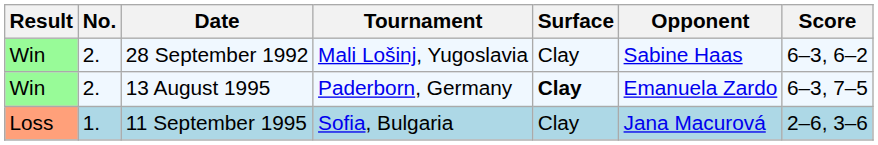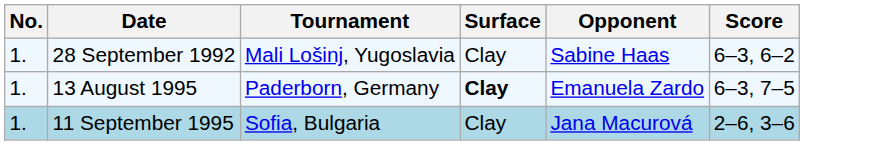- column: (41, 20)
(91, 54) 2. -> (18, 54) 1.
(91, 88) 2. -> (18, 88) 1.
